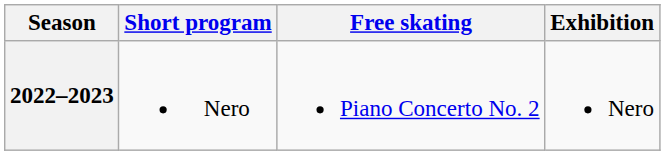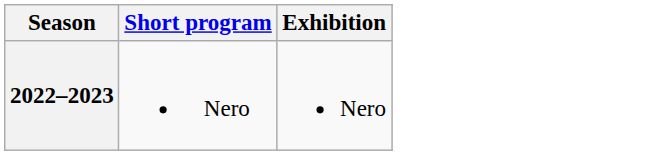- column: (411, 22)
